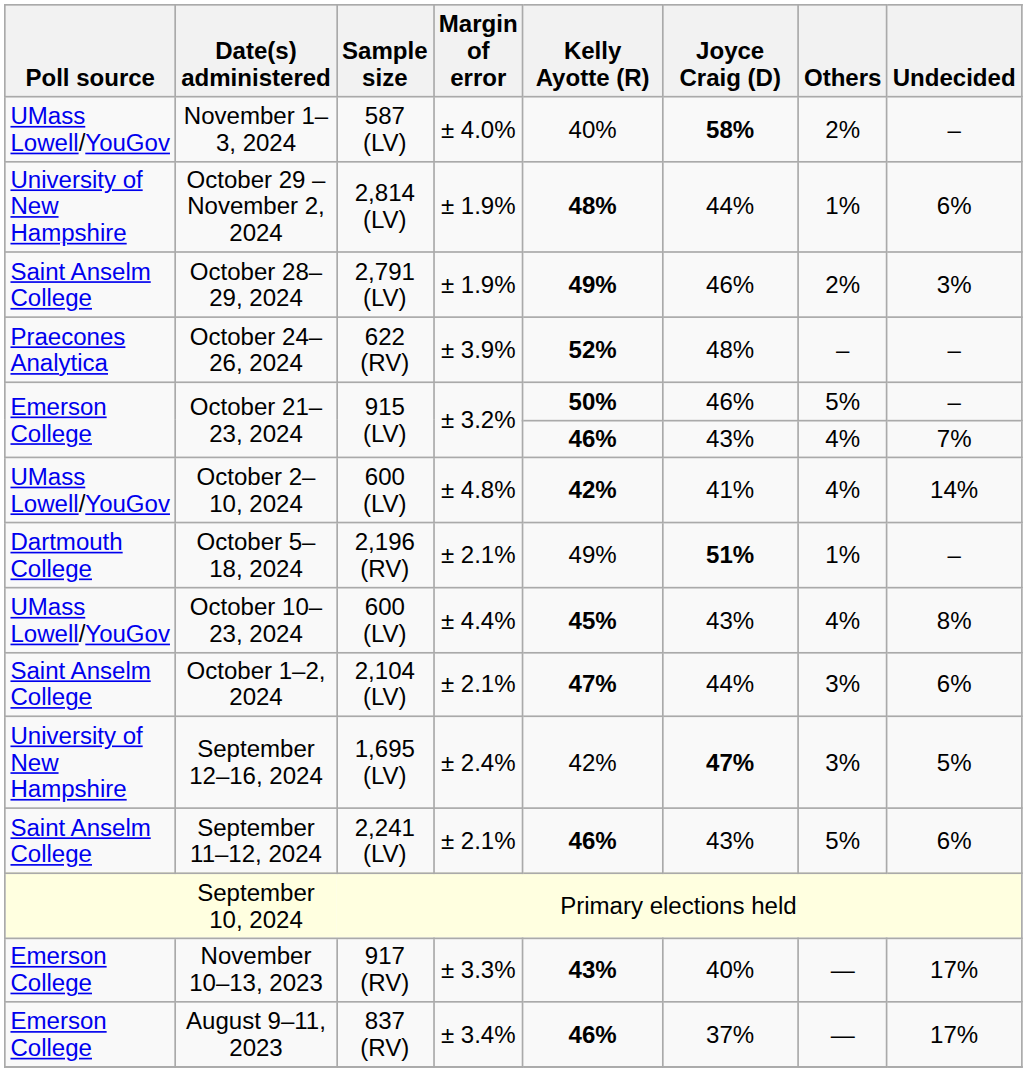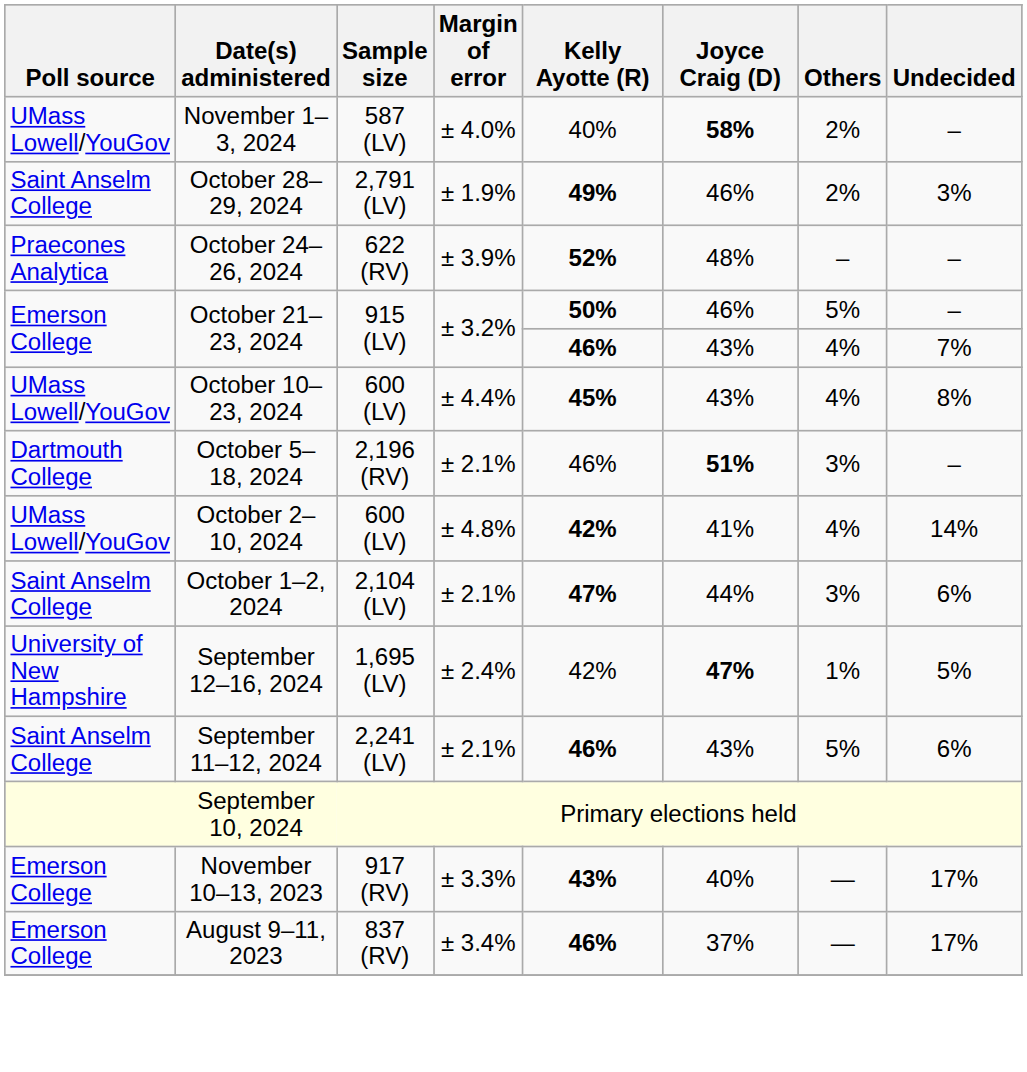- row: (256, 207)
rows swapped: (256, 620) <-> (256, 491)
(593, 555) 49% -> (593, 464) 46%
(843, 555) 1% -> (843, 464) 3%
(843, 763) 3% -> (843, 671) 1%
